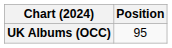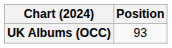(140, 33) 95 -> (140, 33) 93
